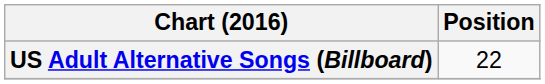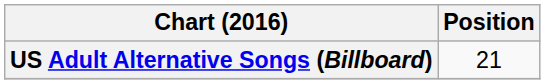(489, 59) 22 -> (489, 59) 21
